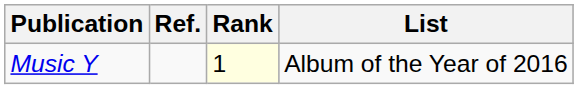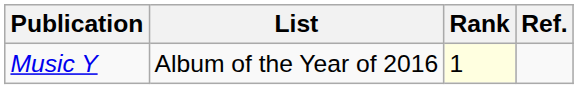columns swapped: (426, 24) <-> (178, 24)
